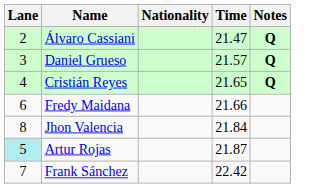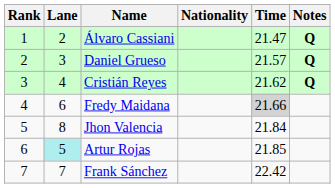+ column: (24, 15)
(231, 82) 21.65 -> (270, 82) 21.62
(231, 104) no background -> (270, 104) lightgrey background
(231, 149) 21.87 -> (270, 149) 21.85
